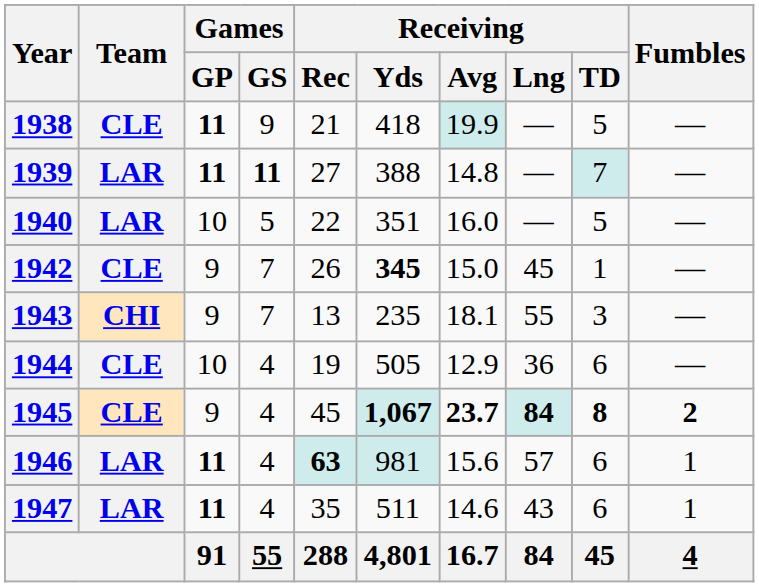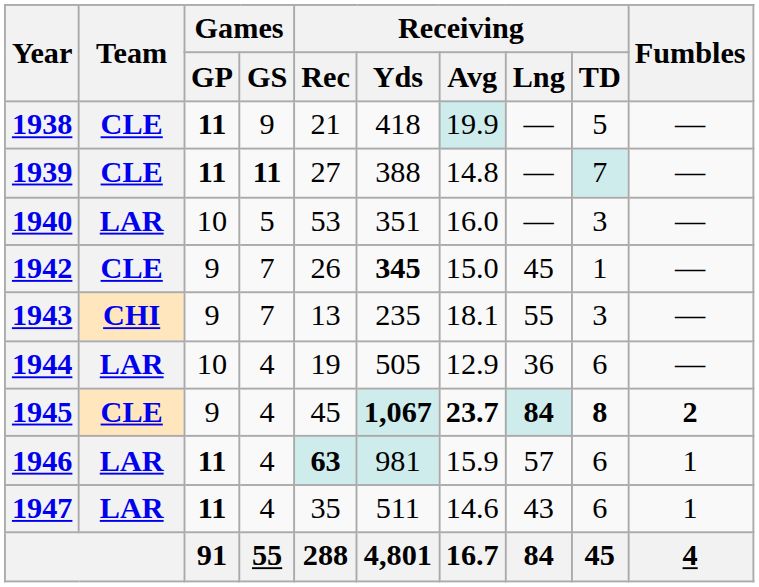(132, 172) LAR -> (132, 172) CLE
(326, 220) 22 -> (326, 220) 53
(600, 220) 5 -> (600, 220) 3
(132, 364) CLE -> (132, 364) LAR
(472, 460) 15.6 -> (472, 460) 15.9
